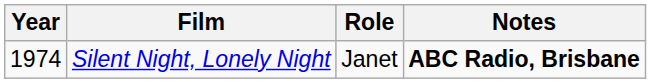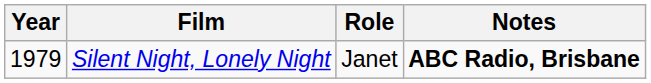(36, 59) 1974 -> (36, 59) 1979
